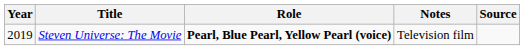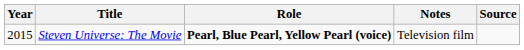(20, 34) 2019 -> (20, 34) 2015
